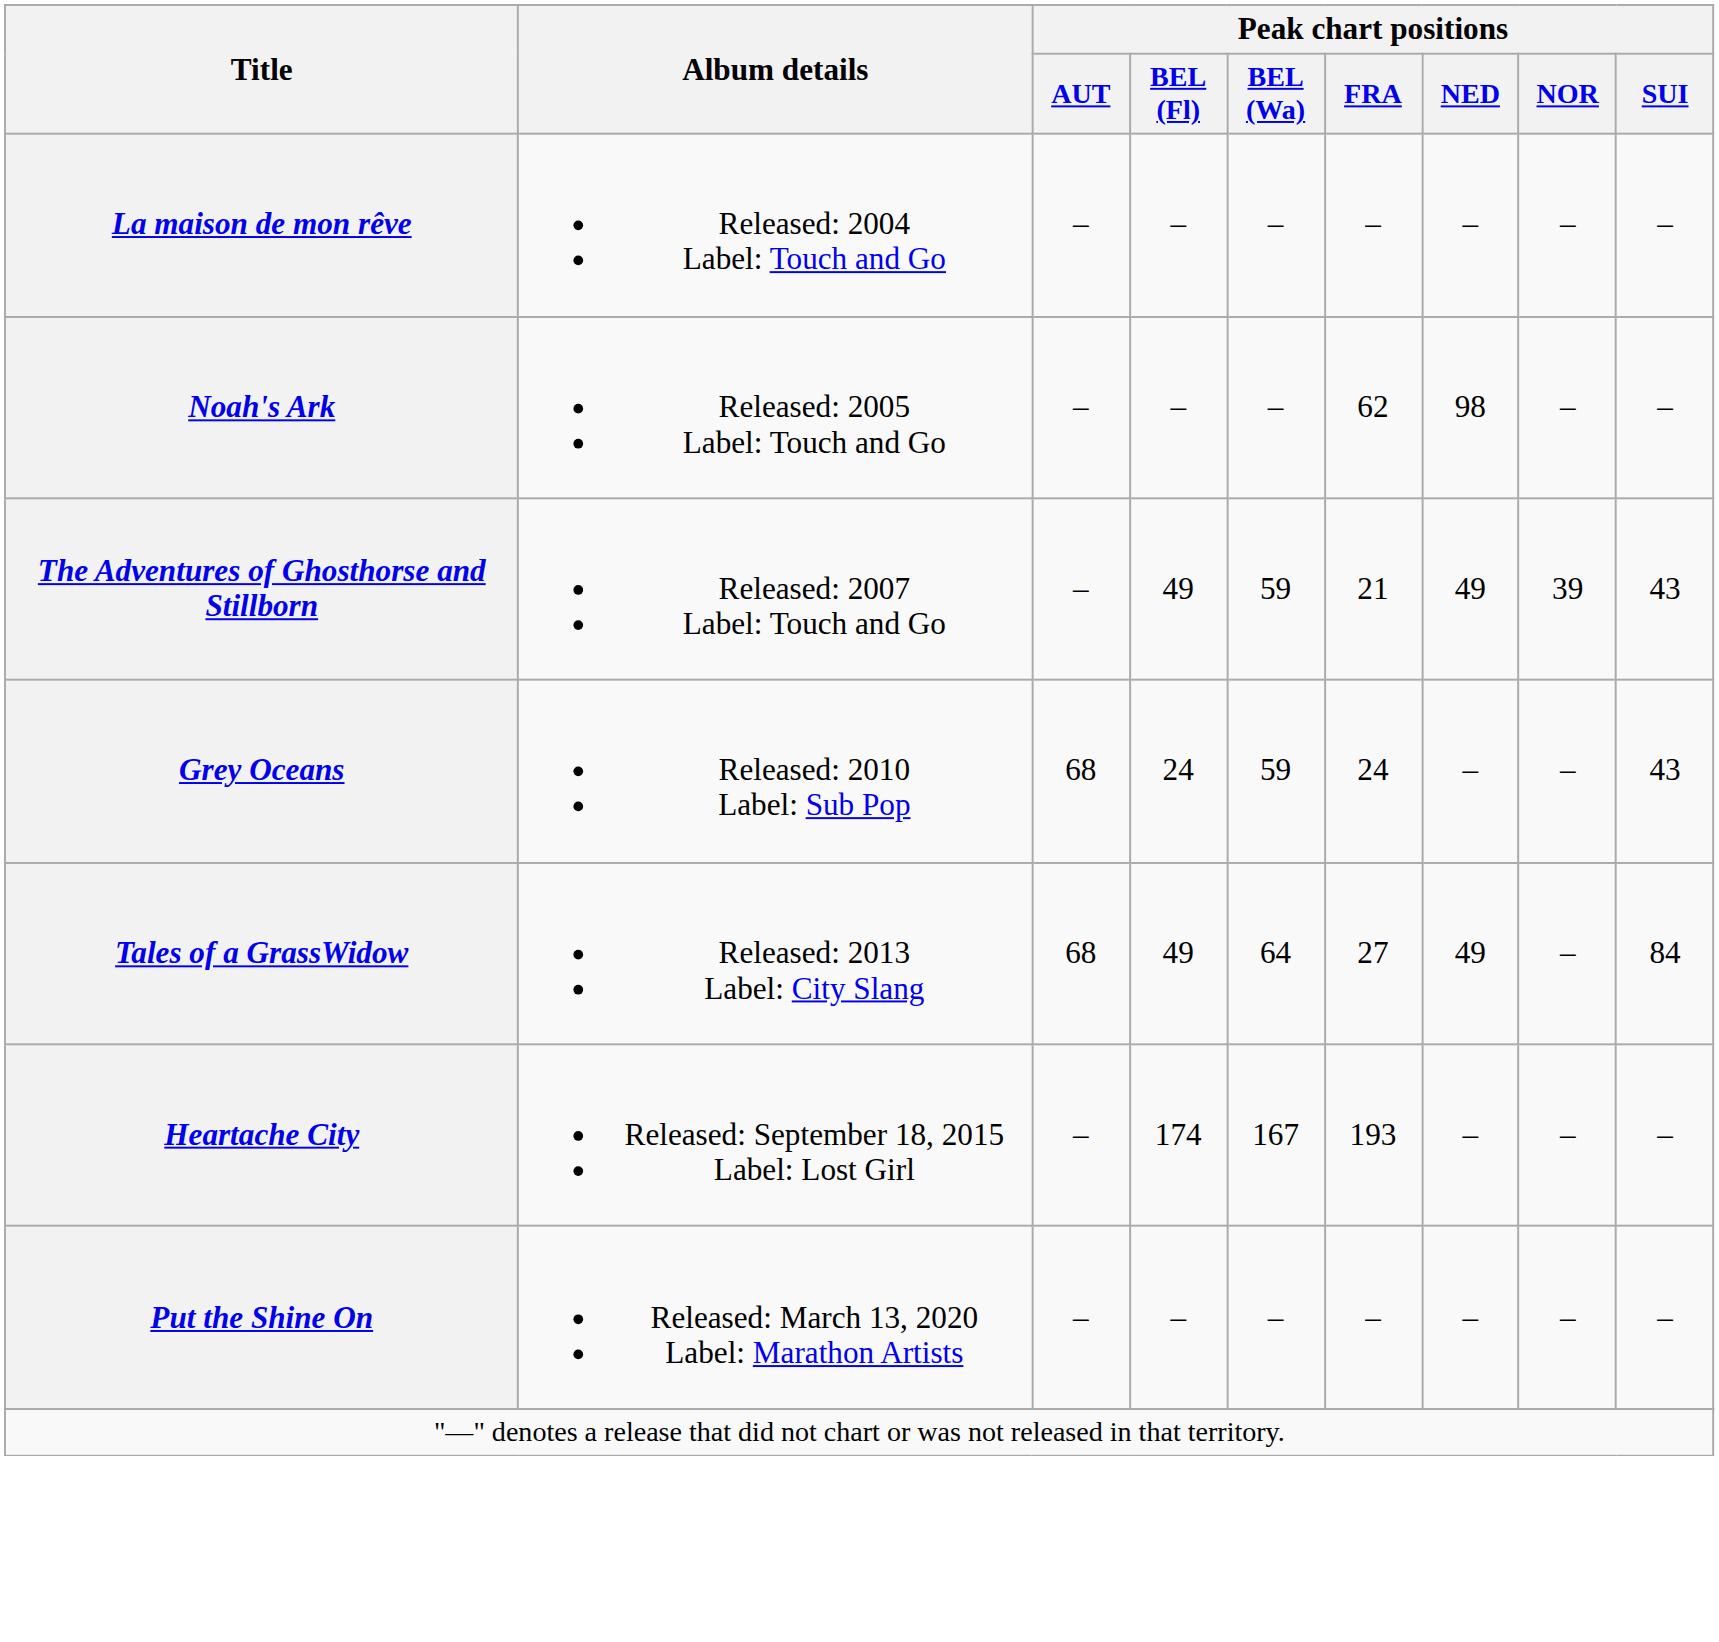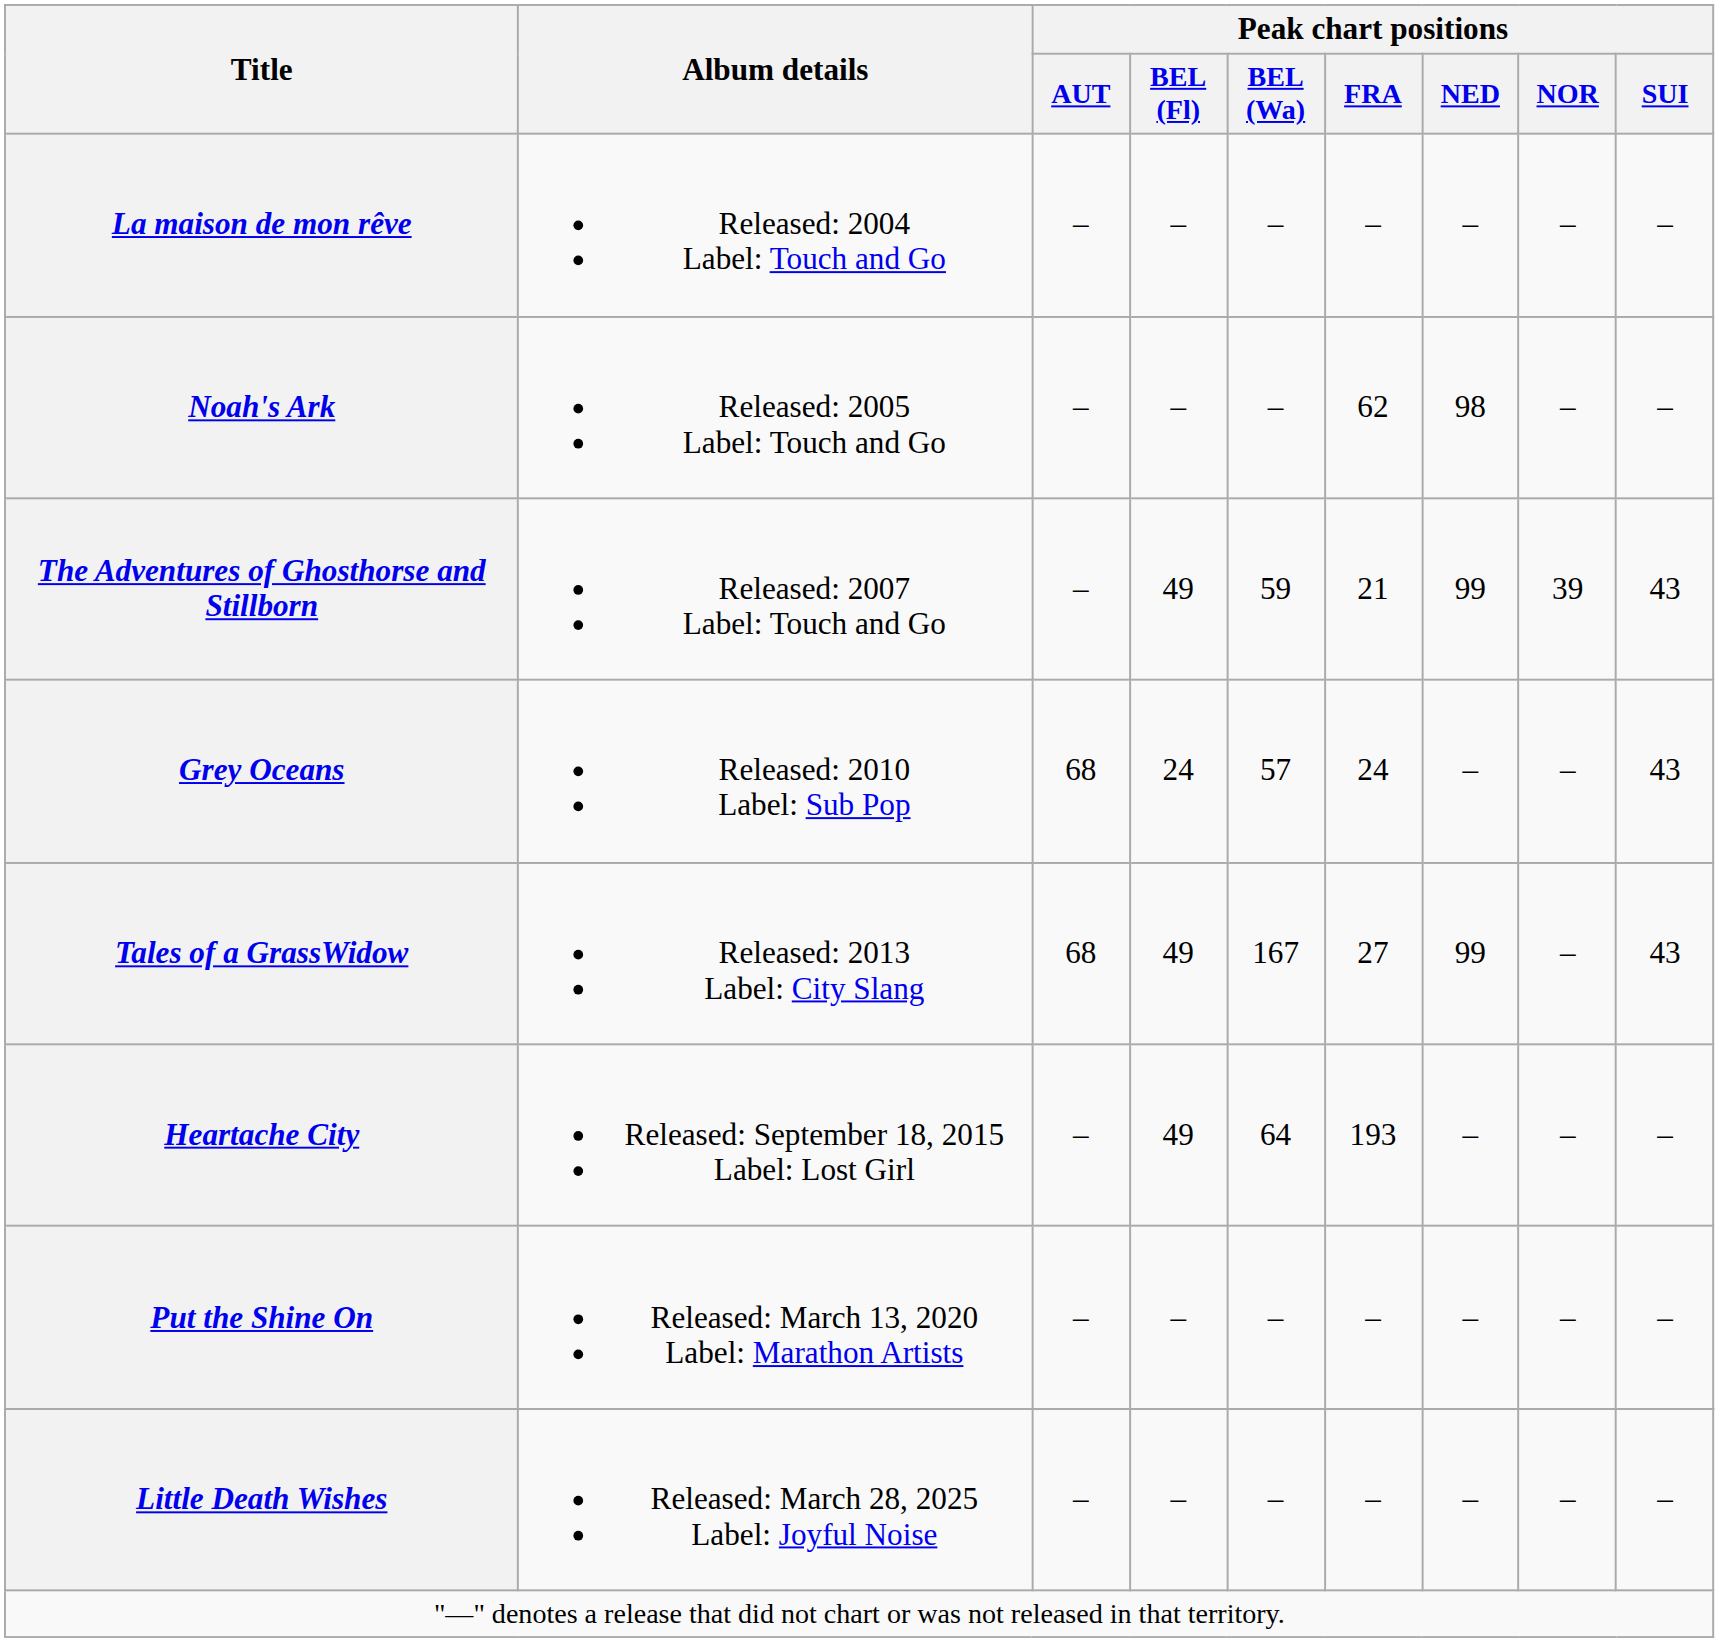(1470, 588) 49 -> (1470, 588) 99
(1276, 770) 59 -> (1276, 770) 57
(1276, 952) 64 -> (1276, 952) 167
(1470, 952) 49 -> (1470, 952) 99
(1665, 952) 84 -> (1665, 952) 43
(1178, 1134) 174 -> (1178, 1134) 49
(1276, 1134) 167 -> (1276, 1134) 64
+ row: (262, 1499)
